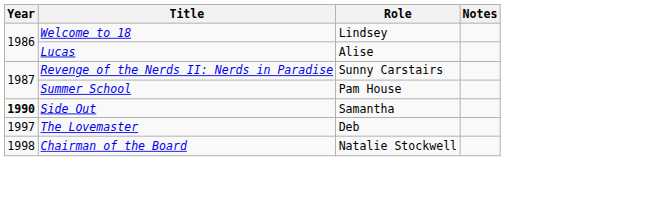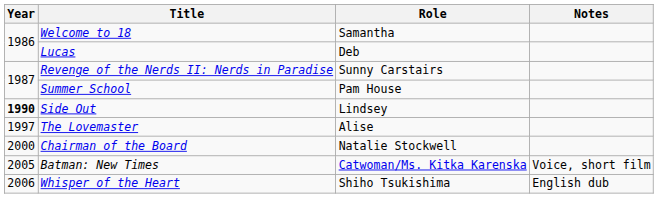(363, 33) Lindsey -> (367, 33) Samantha
(356, 52) Alise -> (349, 52) Deb
(367, 108) Samantha -> (363, 108) Lindsey
(349, 127) Deb -> (356, 127) Alise
(21, 146) 1998 -> (21, 146) 2000
+ row: (100, 165)
+ row: (110, 184)
